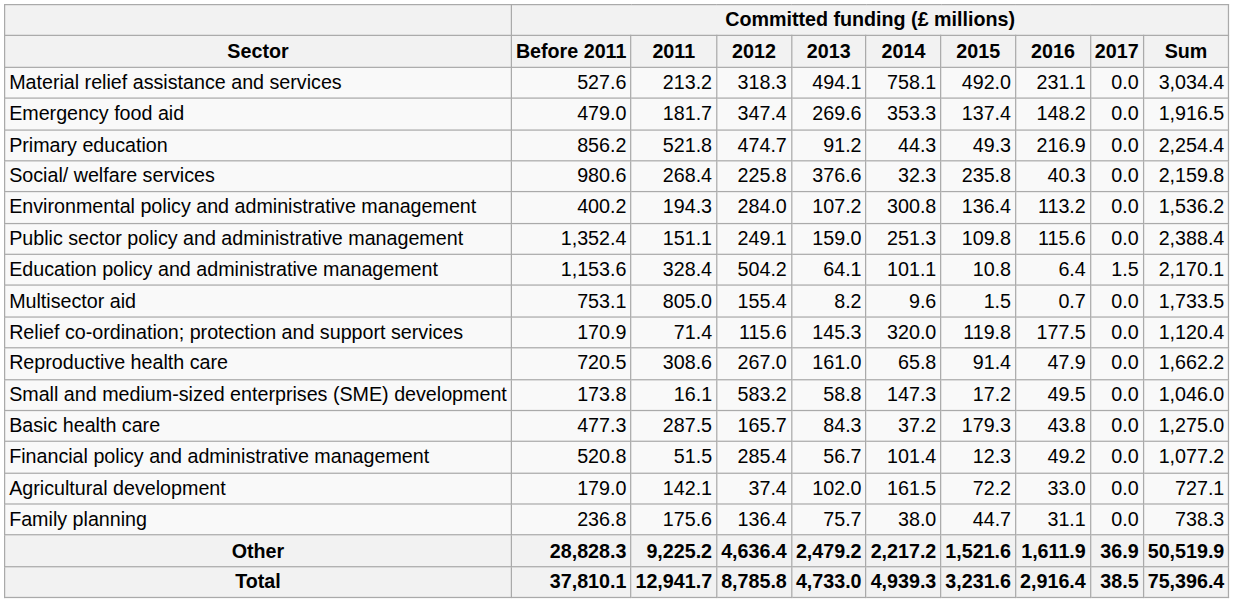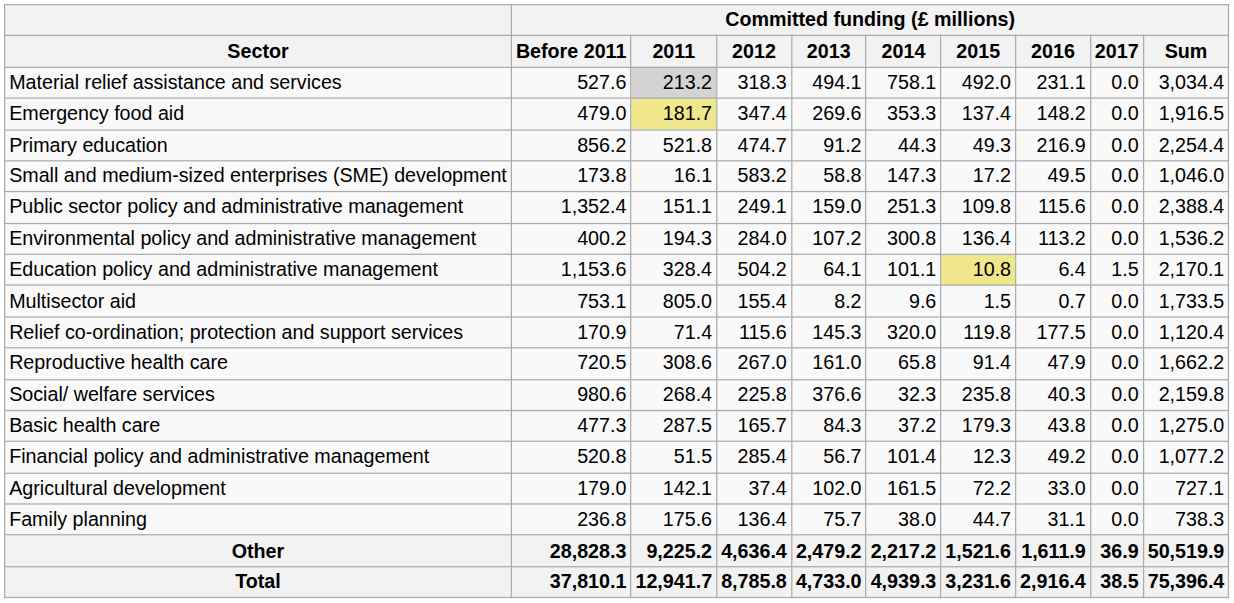(687, 82) no background -> (687, 82) lightgrey background
(687, 113) no background -> (687, 113) khaki background
rows swapped: (112, 176) <-> (258, 394)
rows swapped: (243, 207) <-> (236, 238)
(992, 269) no background -> (992, 269) khaki background
